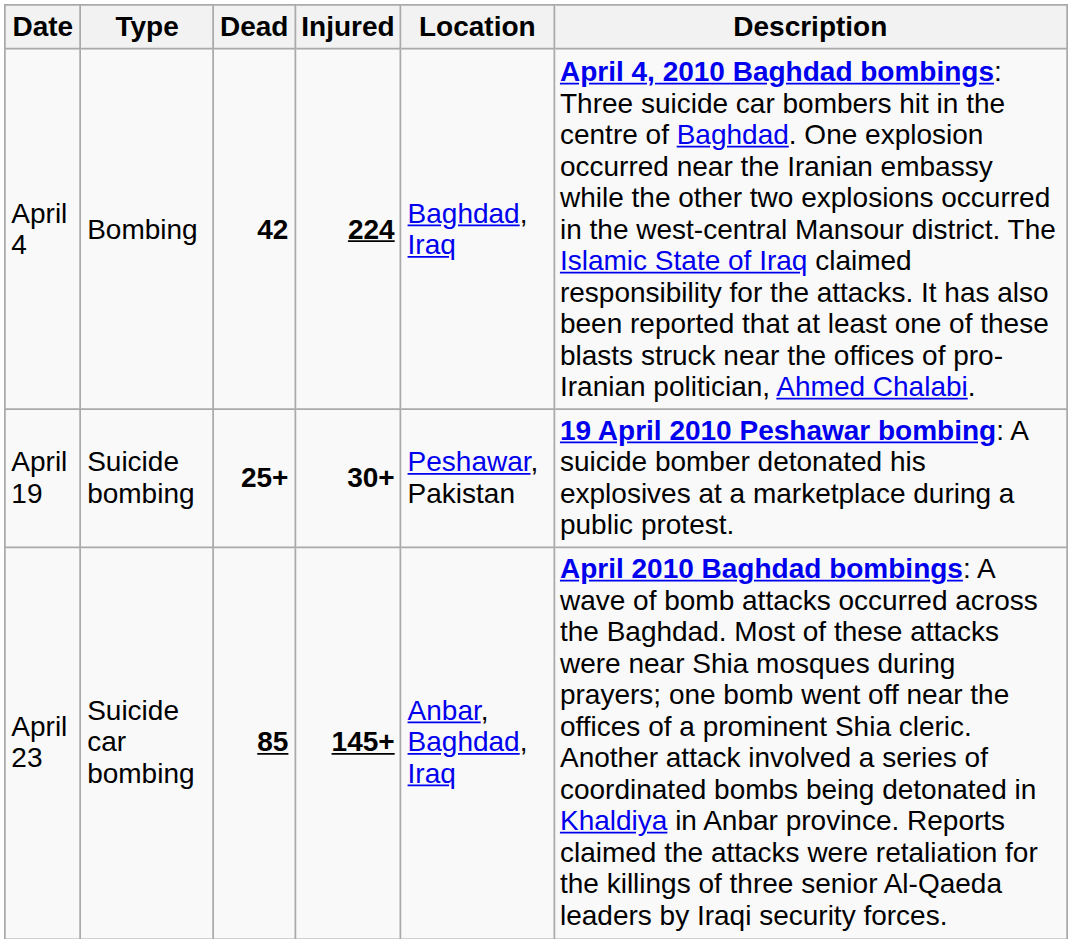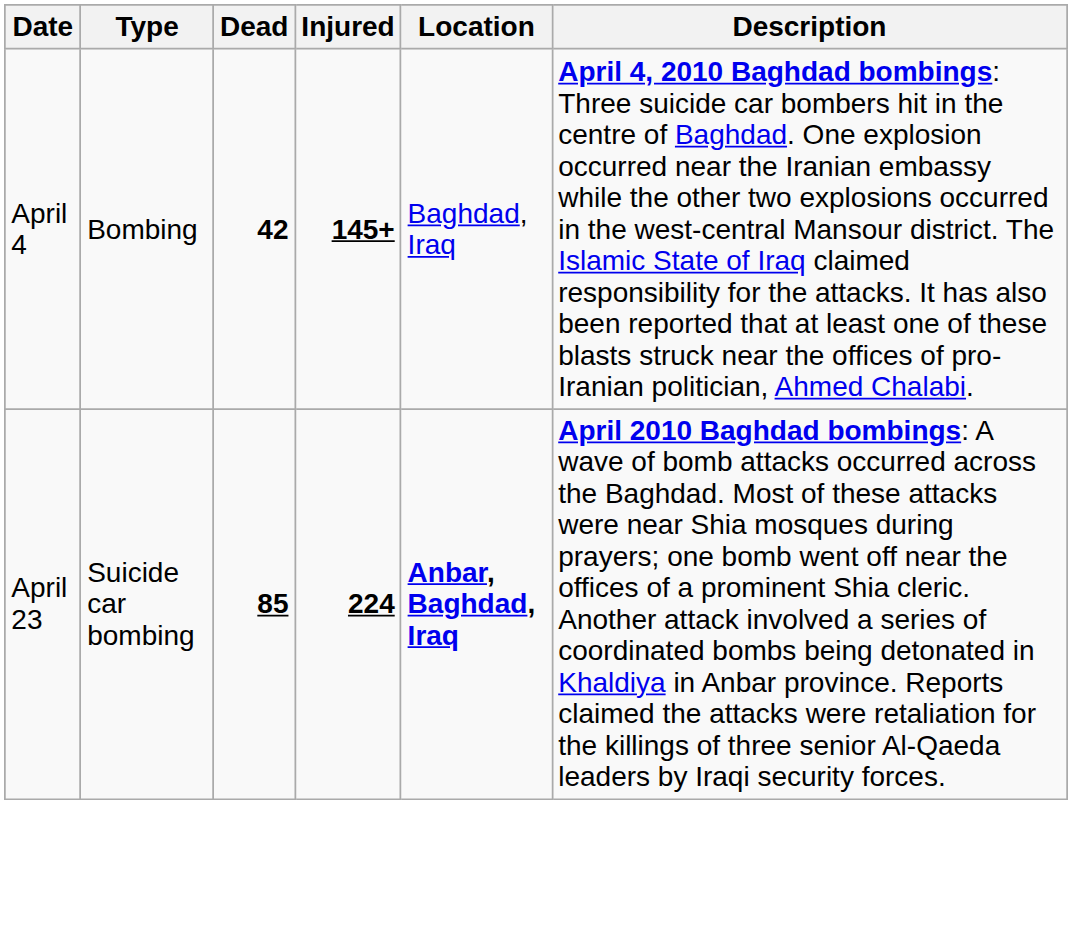(371, 228) 224 -> (363, 228) 145+
- row: (39, 477)
(363, 742) 145+ -> (371, 603) 224
(468, 742) normal -> (471, 603) bold
